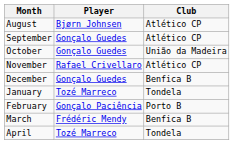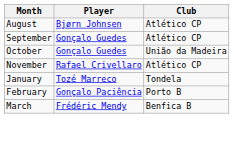- row: (27, 79)
- row: (19, 133)
